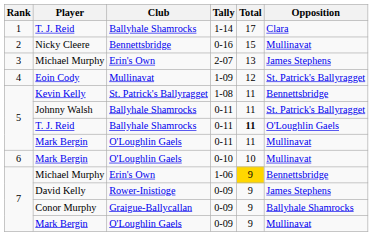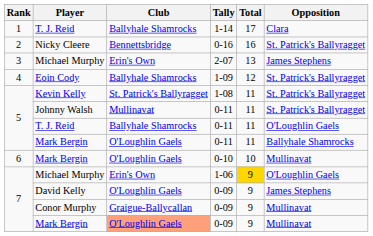(250, 45) 15 -> (250, 45) 16
(289, 45) Mullinavat -> (316, 45) St. Patrick's Ballyragget
(132, 77) Mullinavat -> (153, 77) Ballyhale Shamrocks
(297, 93) Bennettsbridge -> (316, 93) St. Patrick's Ballyragget
(153, 110) Ballyhale Shamrocks -> (132, 110) Mullinavat
(250, 126) bold -> (250, 126) normal
(289, 142) Mullinavat -> (310, 142) Ballyhale Shamrocks
(297, 175) Bennettsbridge -> (303, 175) O'Loughlin Gaels
(142, 191) Rower-Inistioge -> (145, 191) O'Loughlin Gaels
(310, 207) Ballyhale Shamrocks -> (289, 207) Mullinavat
(145, 223) no background -> (145, 223) lightsalmon background
